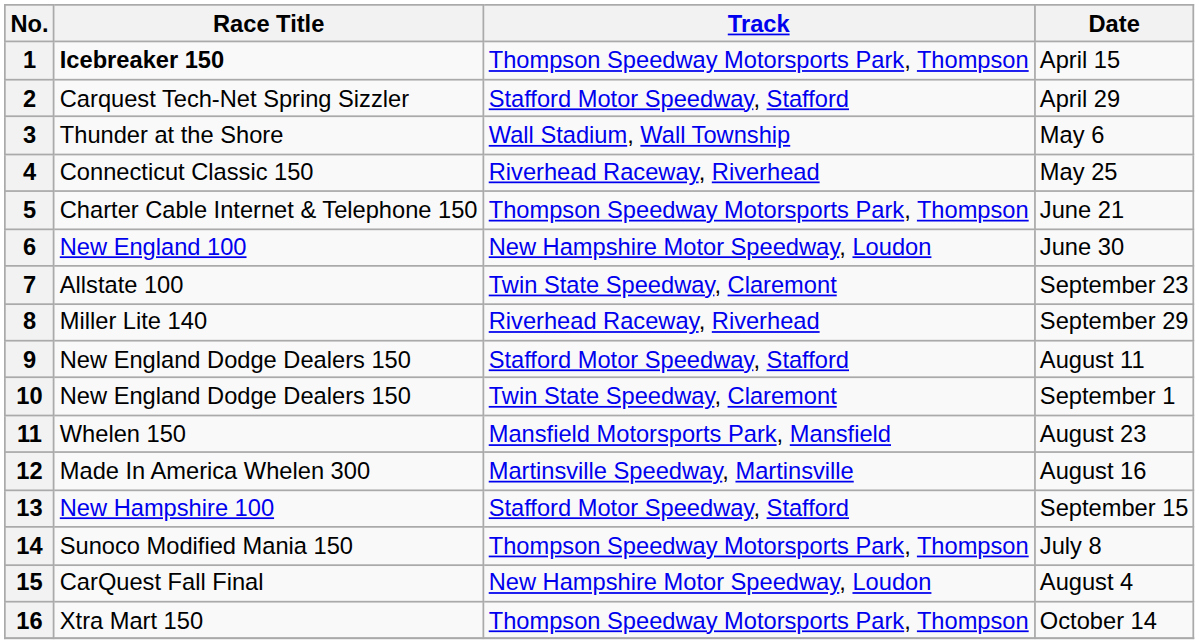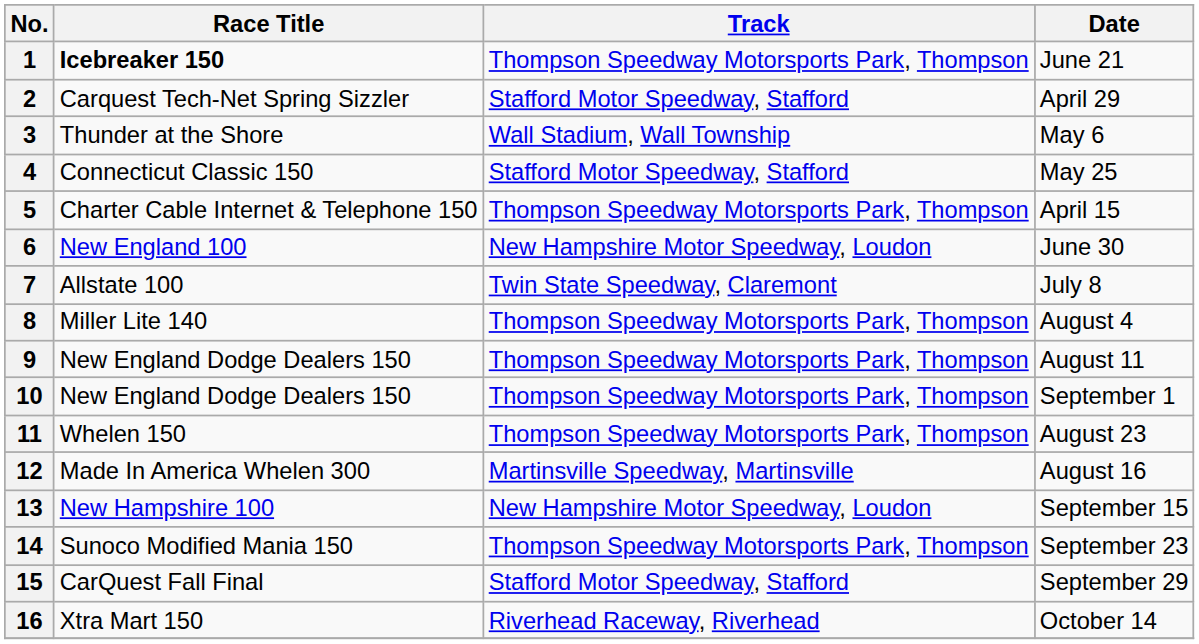(1080, 60) April 15 -> (1082, 60) June 21
(654, 172) Riverhead Raceway, Riverhead -> (669, 172) Stafford Motor Speedway, Stafford
(1082, 210) June 21 -> (1080, 210) April 15
(1114, 284) September 23 -> (1071, 284) July 8
(654, 322) Riverhead Raceway, Riverhead -> (759, 322) Thompson Speedway Motorsports Park, Thompson
(1114, 322) September 29 -> (1087, 322) August 4
(669, 359) Stafford Motor Speedway, Stafford -> (759, 359) Thompson Speedway Motorsports Park, Thompson
(663, 396) Twin State Speedway, Claremont -> (759, 396) Thompson Speedway Motorsports Park, Thompson
(690, 433) Mansfield Motorsports Park, Mansfield -> (759, 433) Thompson Speedway Motorsports Park, Thompson
(669, 508) Stafford Motor Speedway, Stafford -> (710, 508) New Hampshire Motor Speedway, Loudon
(1071, 545) July 8 -> (1114, 545) September 23
(710, 583) New Hampshire Motor Speedway, Loudon -> (669, 583) Stafford Motor Speedway, Stafford
(1087, 583) August 4 -> (1114, 583) September 29
(759, 620) Thompson Speedway Motorsports Park, Thompson -> (654, 620) Riverhead Raceway, Riverhead
